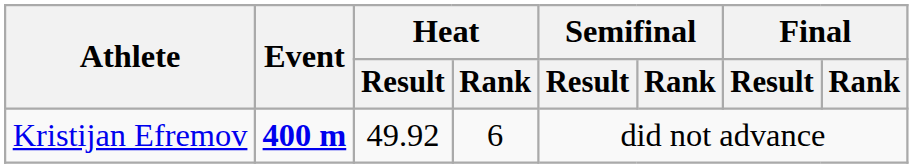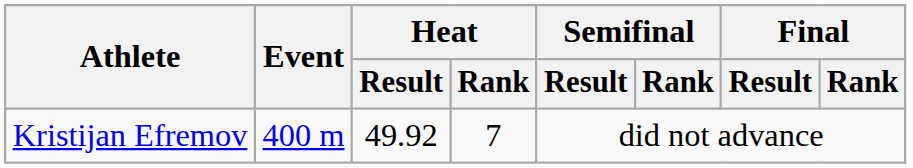(304, 135) bold -> (304, 135) normal
(495, 135) 6 -> (493, 135) 7
